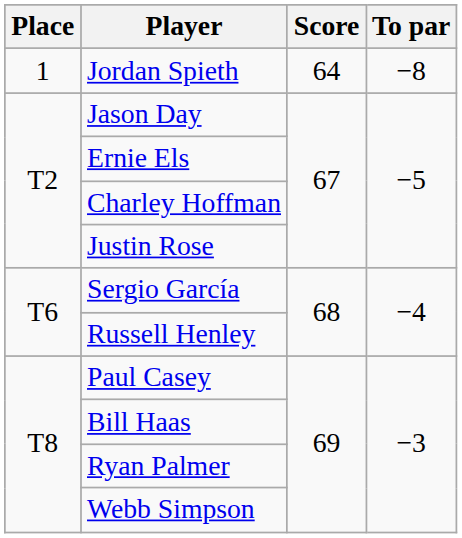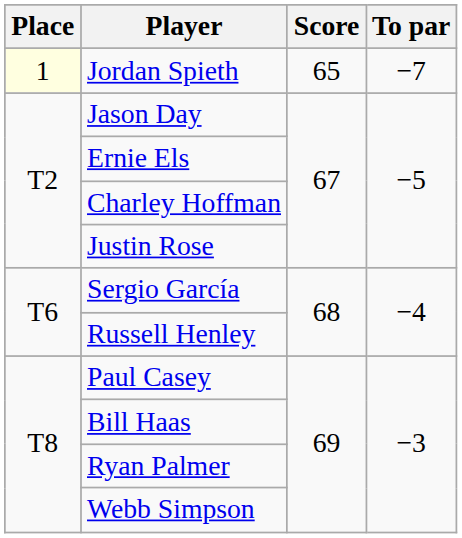(43, 70) no background -> (43, 70) lightyellow background
(327, 70) 64 -> (327, 70) 65
(411, 70) −8 -> (411, 70) −7
